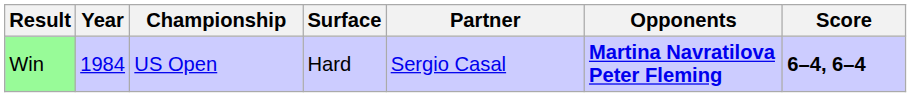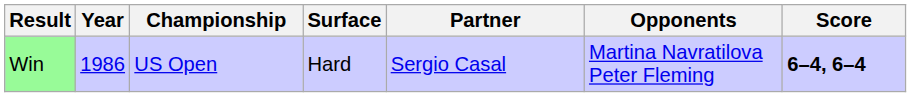(103, 63) 1984 -> (103, 63) 1986
(682, 63) bold -> (676, 63) normal
